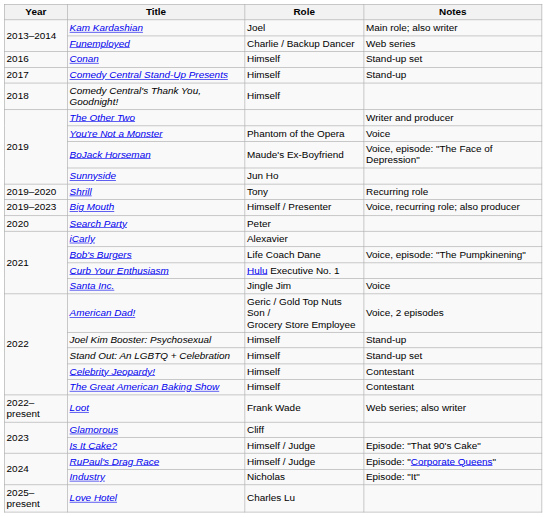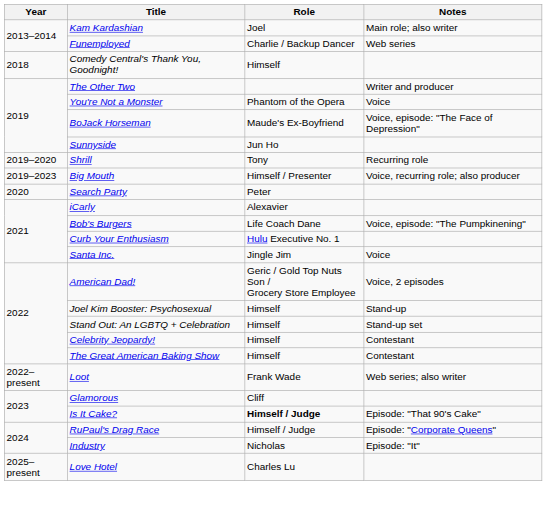- row: (84, 59)
- row: (149, 75)
(281, 445) normal -> (284, 414) bold
